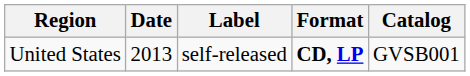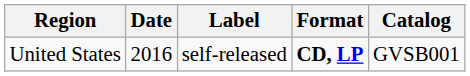(151, 53) 2013 -> (151, 53) 2016
